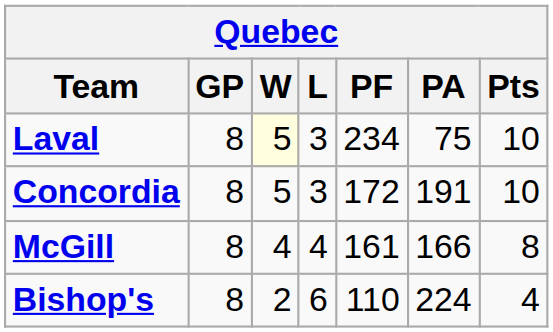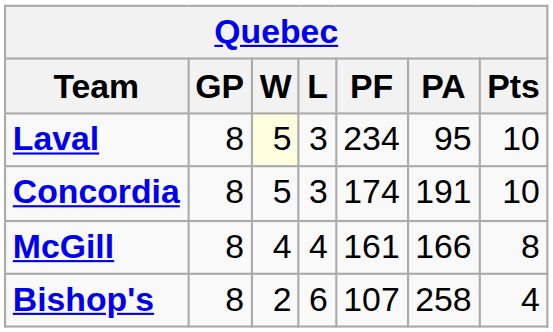(453, 139) 75 -> (453, 139) 95
(372, 192) 172 -> (372, 192) 174
(373, 299) 110 -> (372, 299) 107
(443, 299) 224 -> (443, 299) 258
